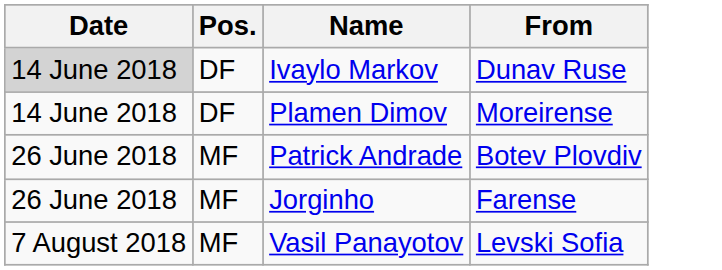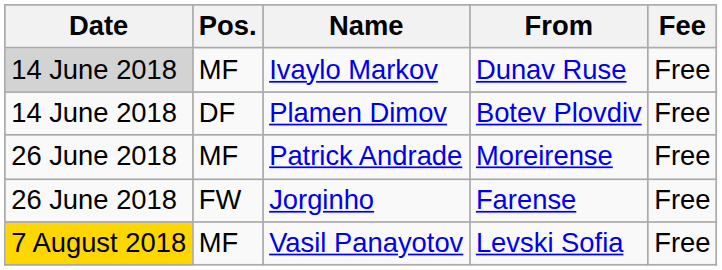+ column: (682, 26)
(217, 69) DF -> (218, 69) MF
(544, 112) Moreirense -> (559, 112) Botev Plovdiv
(559, 156) Botev Plovdiv -> (544, 156) Moreirense
(218, 199) MF -> (220, 199) FW
(99, 243) no background -> (99, 243) gold background
